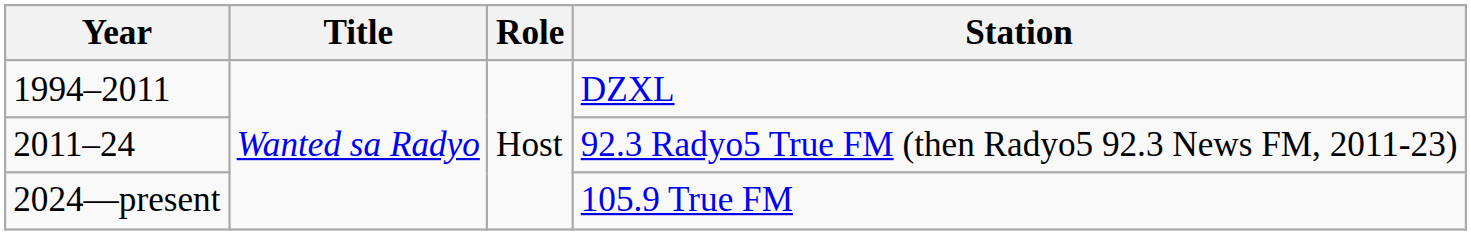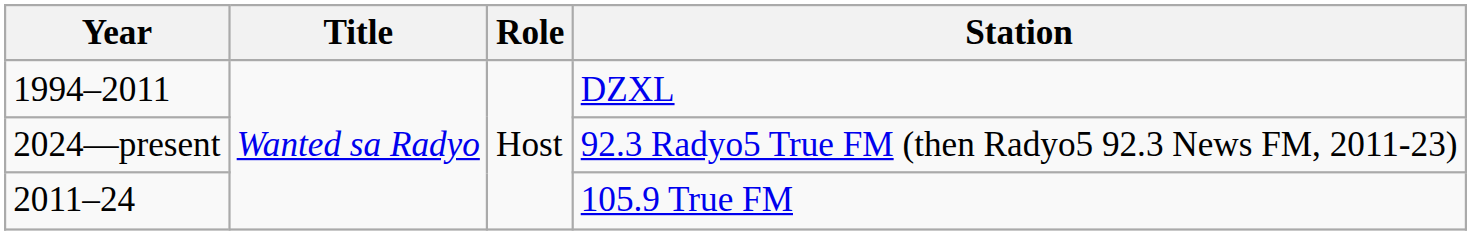(74, 144) 2011–24 -> (117, 144) 2024—present
(117, 199) 2024—present -> (74, 199) 2011–24
